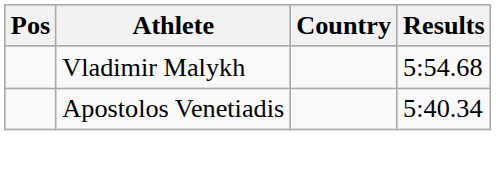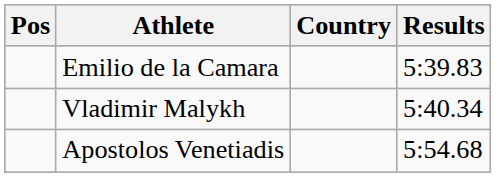+ row: (171, 66)
(443, 66) 5:54.68 -> (443, 108) 5:40.34
(443, 108) 5:40.34 -> (443, 150) 5:54.68
